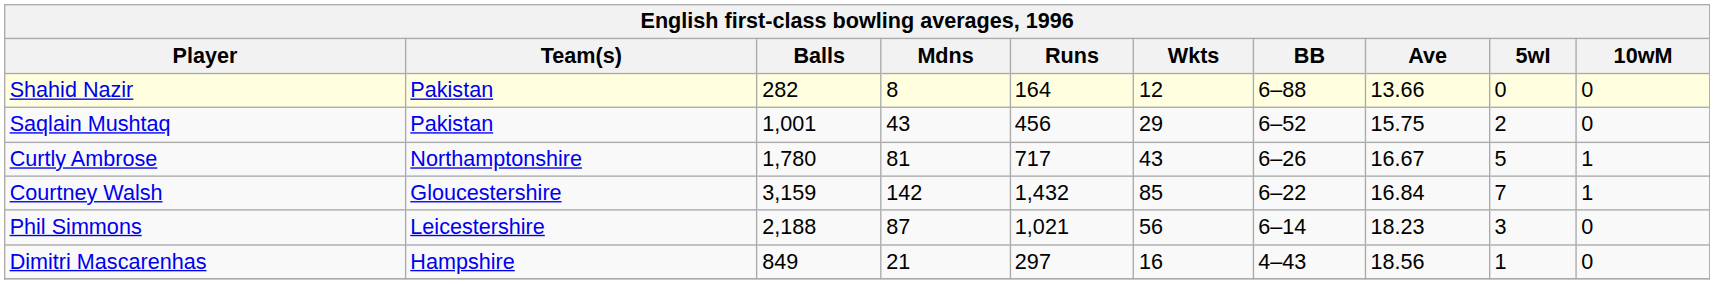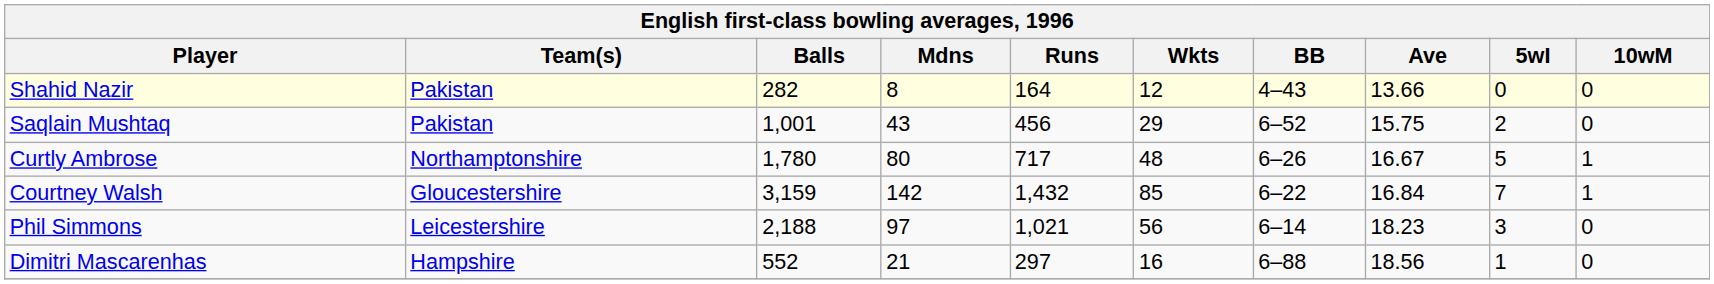(1282, 90) 6–88 -> (1282, 90) 4–43
(898, 158) 81 -> (898, 158) 80
(1151, 158) 43 -> (1151, 158) 48
(898, 227) 87 -> (898, 227) 97
(780, 261) 849 -> (780, 261) 552
(1282, 261) 4–43 -> (1282, 261) 6–88
